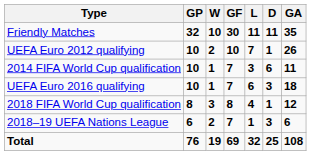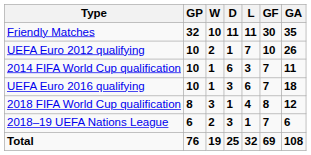columns swapped: (272, 13) <-> (234, 13)
